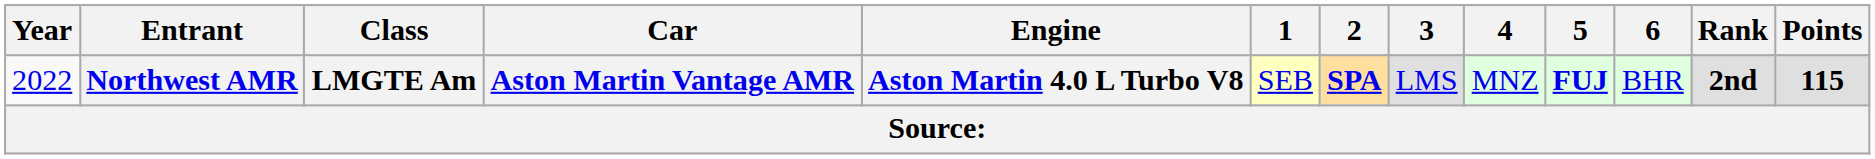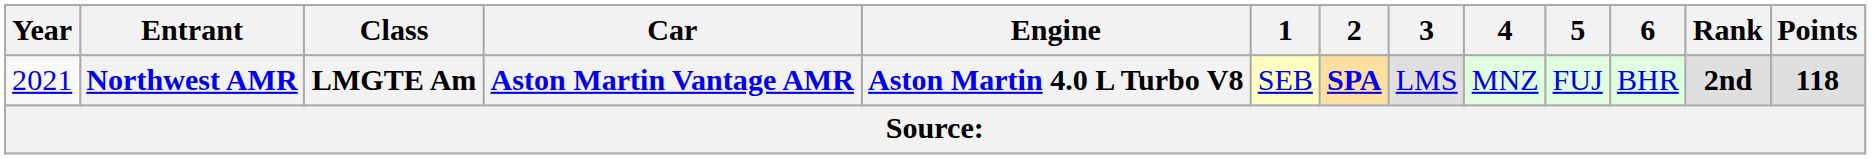(42, 79) 2022 -> (42, 79) 2021
(1580, 79) bold -> (1578, 79) normal
(1822, 79) 115 -> (1817, 79) 118
